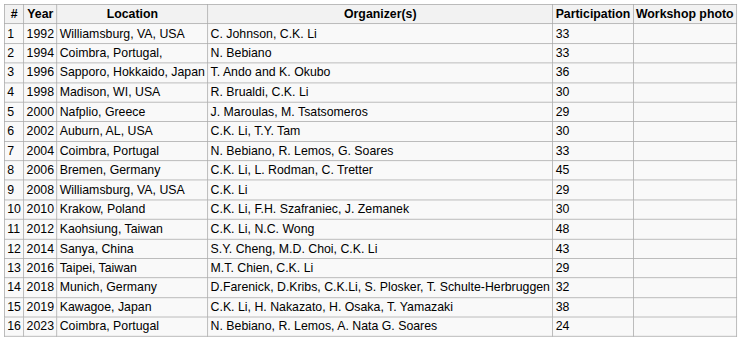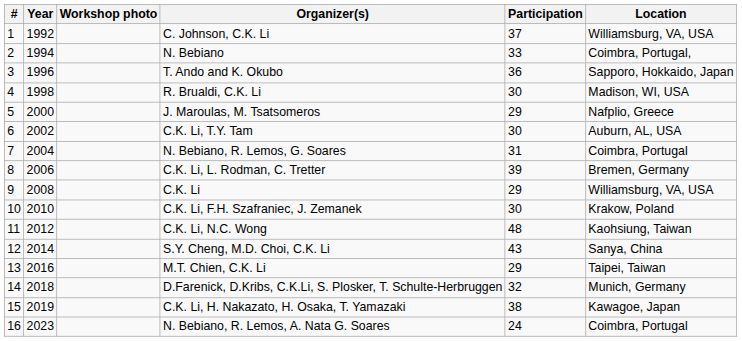columns swapped: (132, 14) <-> (685, 14)
(562, 33) 33 -> (515, 33) 37
(562, 151) 33 -> (515, 151) 31
(562, 170) 45 -> (515, 170) 39
